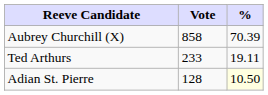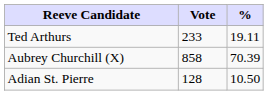rows swapped: (66, 36) <-> (39, 57)
(245, 79) lightyellow background -> (245, 79) no background
